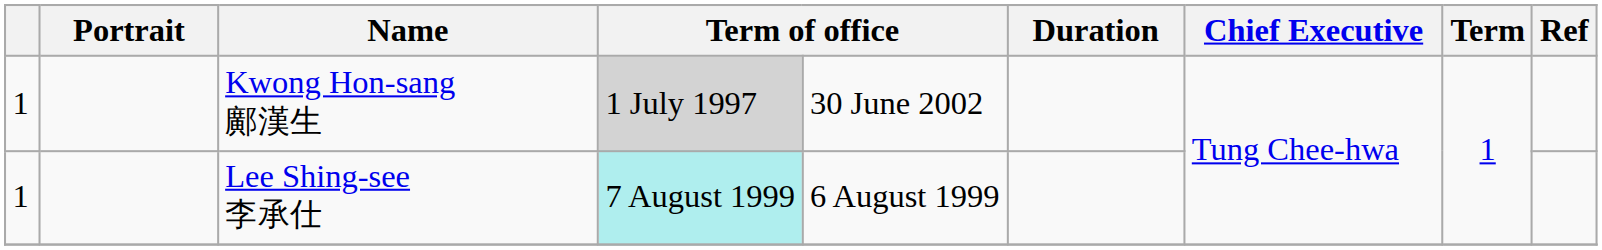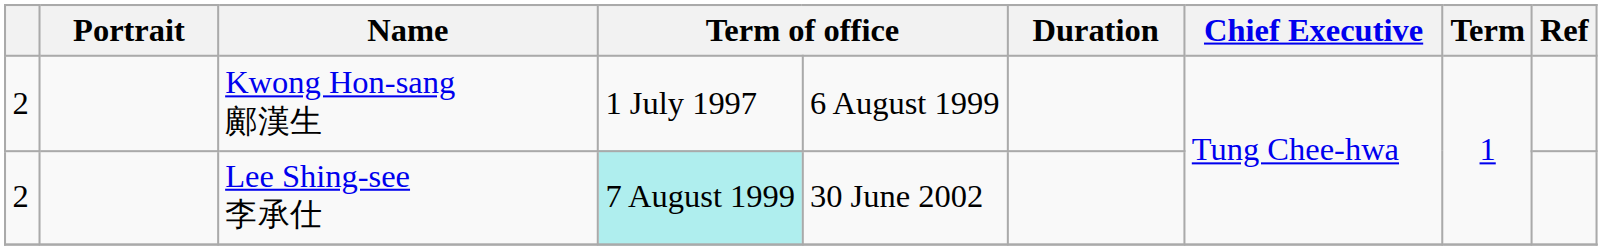(21, 103) 1 -> (21, 103) 2
(681, 103) lightgrey background -> (681, 103) no background
(897, 103) 30 June 2002 -> (905, 103) 6 August 1999
(21, 197) 1 -> (21, 197) 2
(905, 197) 6 August 1999 -> (897, 197) 30 June 2002
